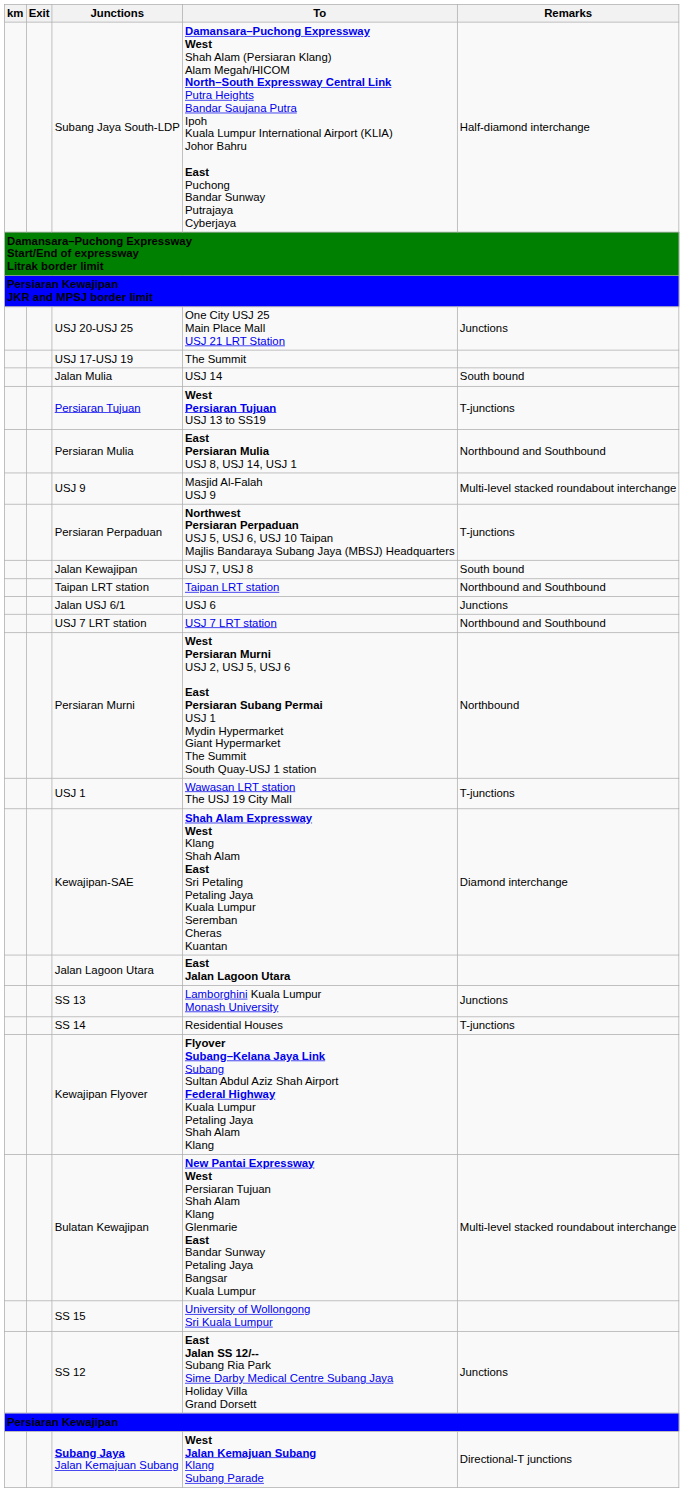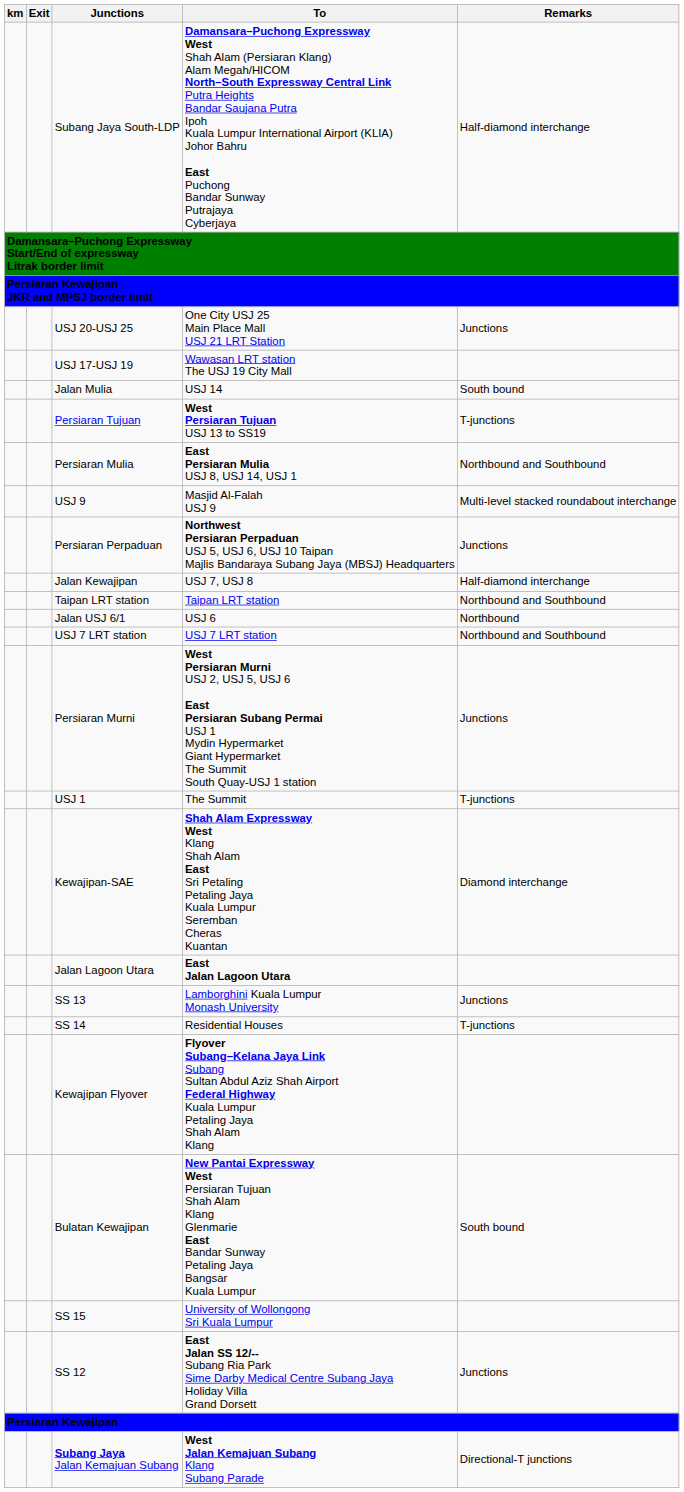(216, 359) The Summit -> (240, 365) Wawasan LRT station The USJ 19 City Mall
(487, 532) T-junctions -> (484, 545) Junctions
(492, 569) South bound -> (525, 582) Half-diamond interchange
(484, 605) Junctions -> (490, 618) Northbound
(490, 705) Northbound -> (484, 718) Junctions
(240, 793) Wawasan LRT station The USJ 19 City Mall -> (216, 800) The Summit
(568, 1227) Multi-level stacked roundabout interchange -> (492, 1227) South bound
